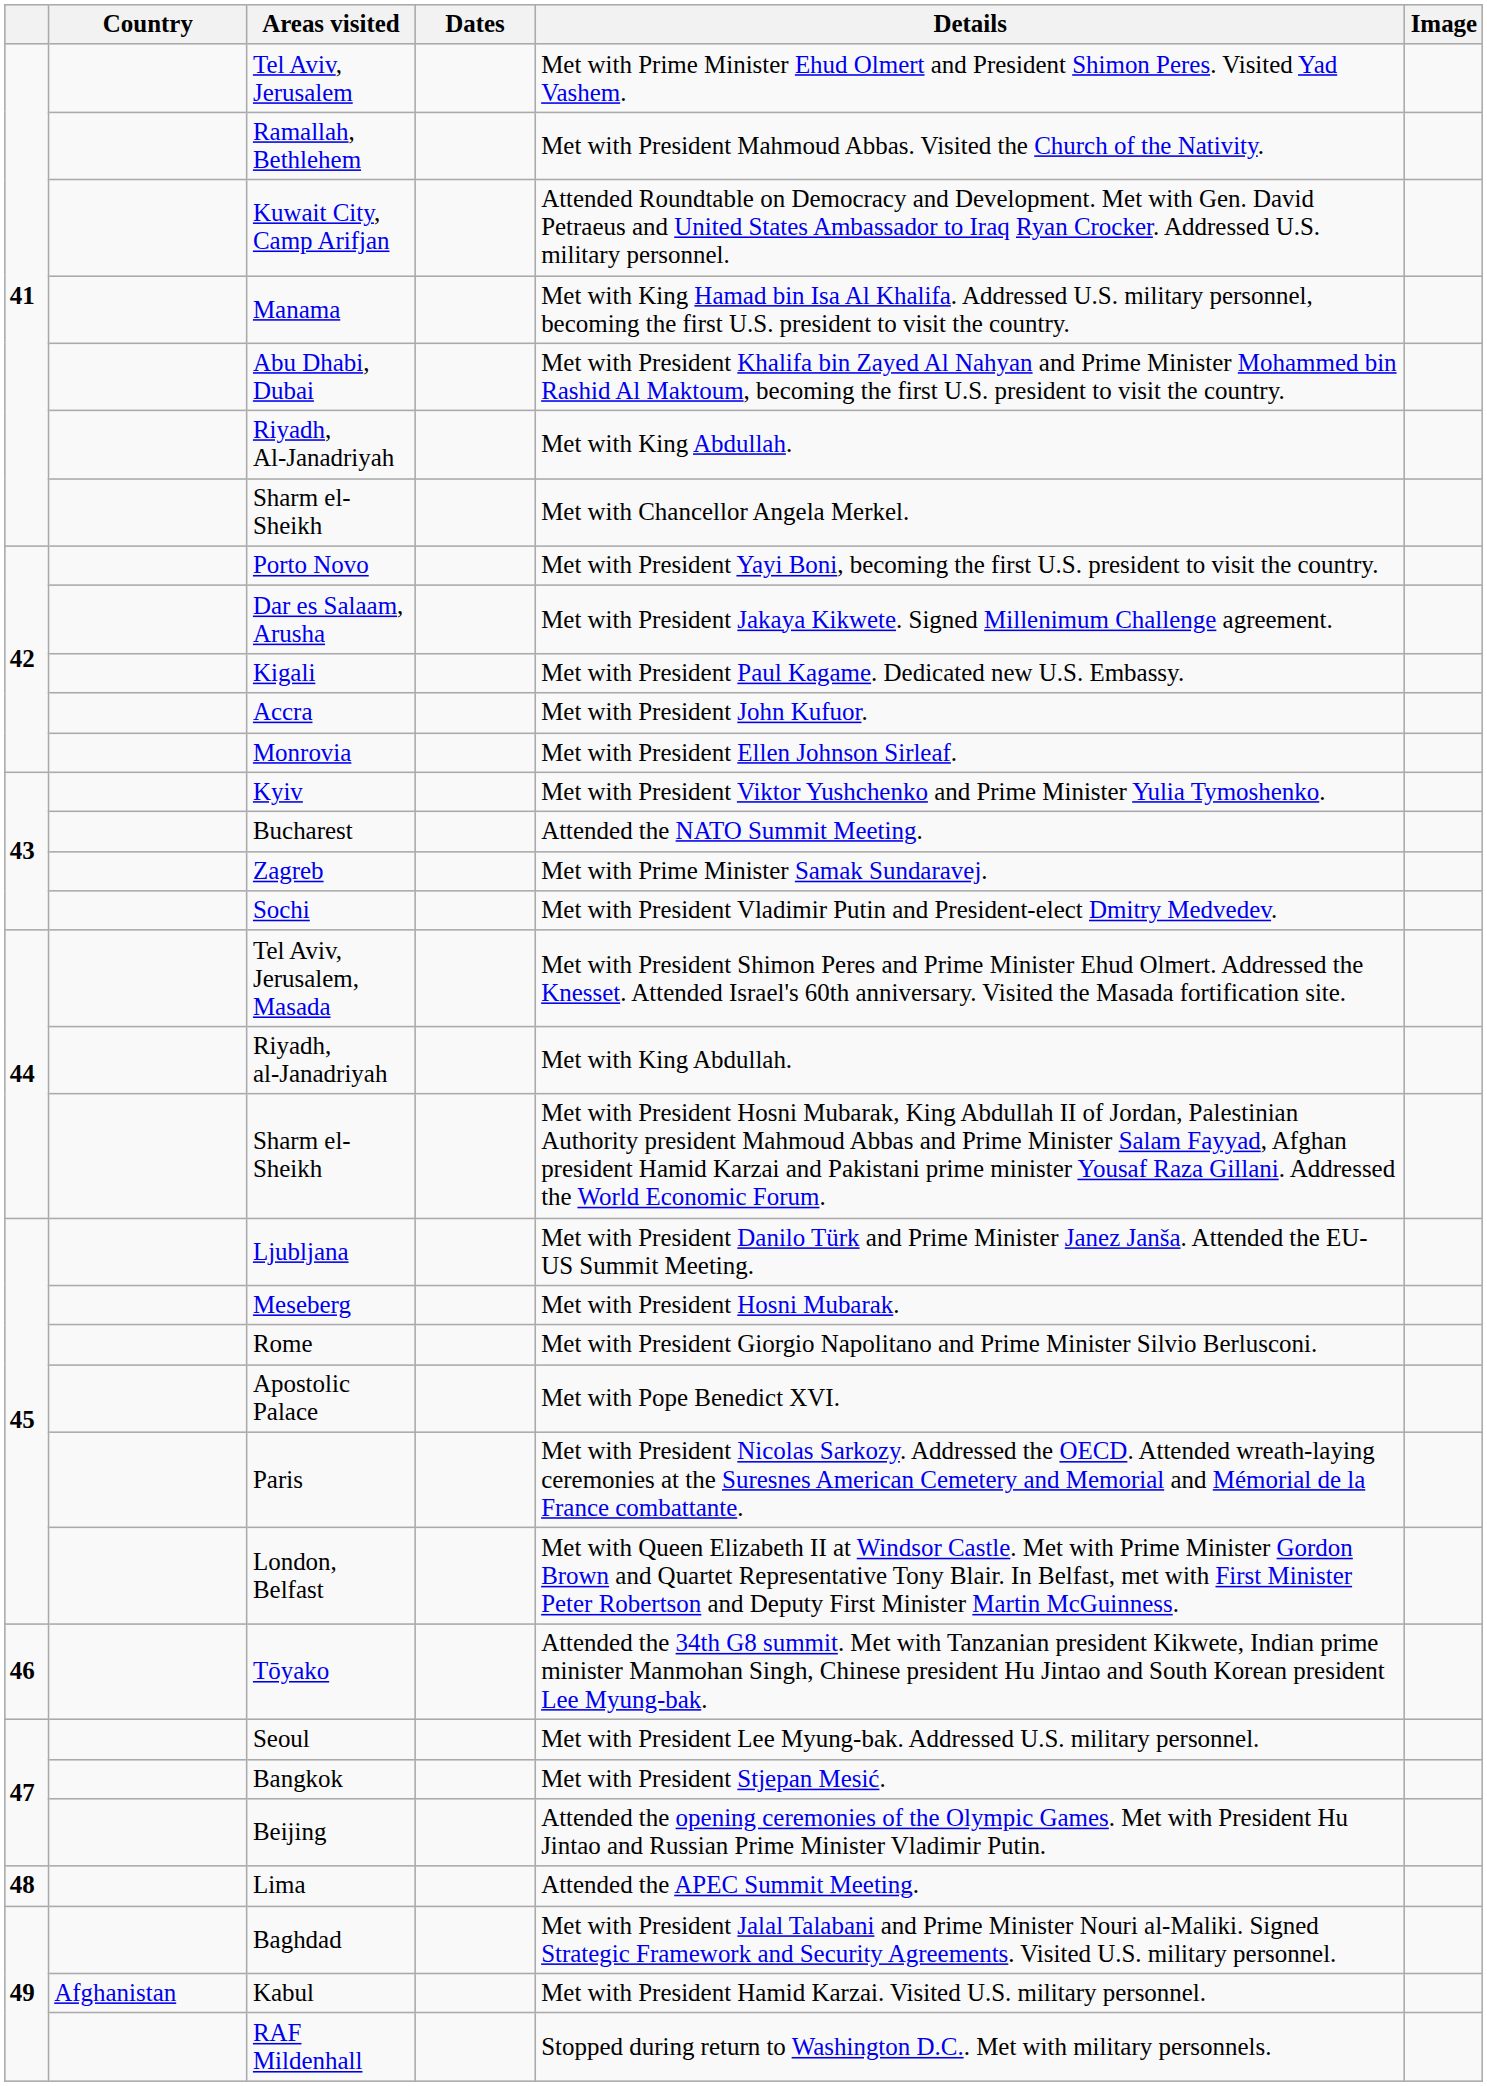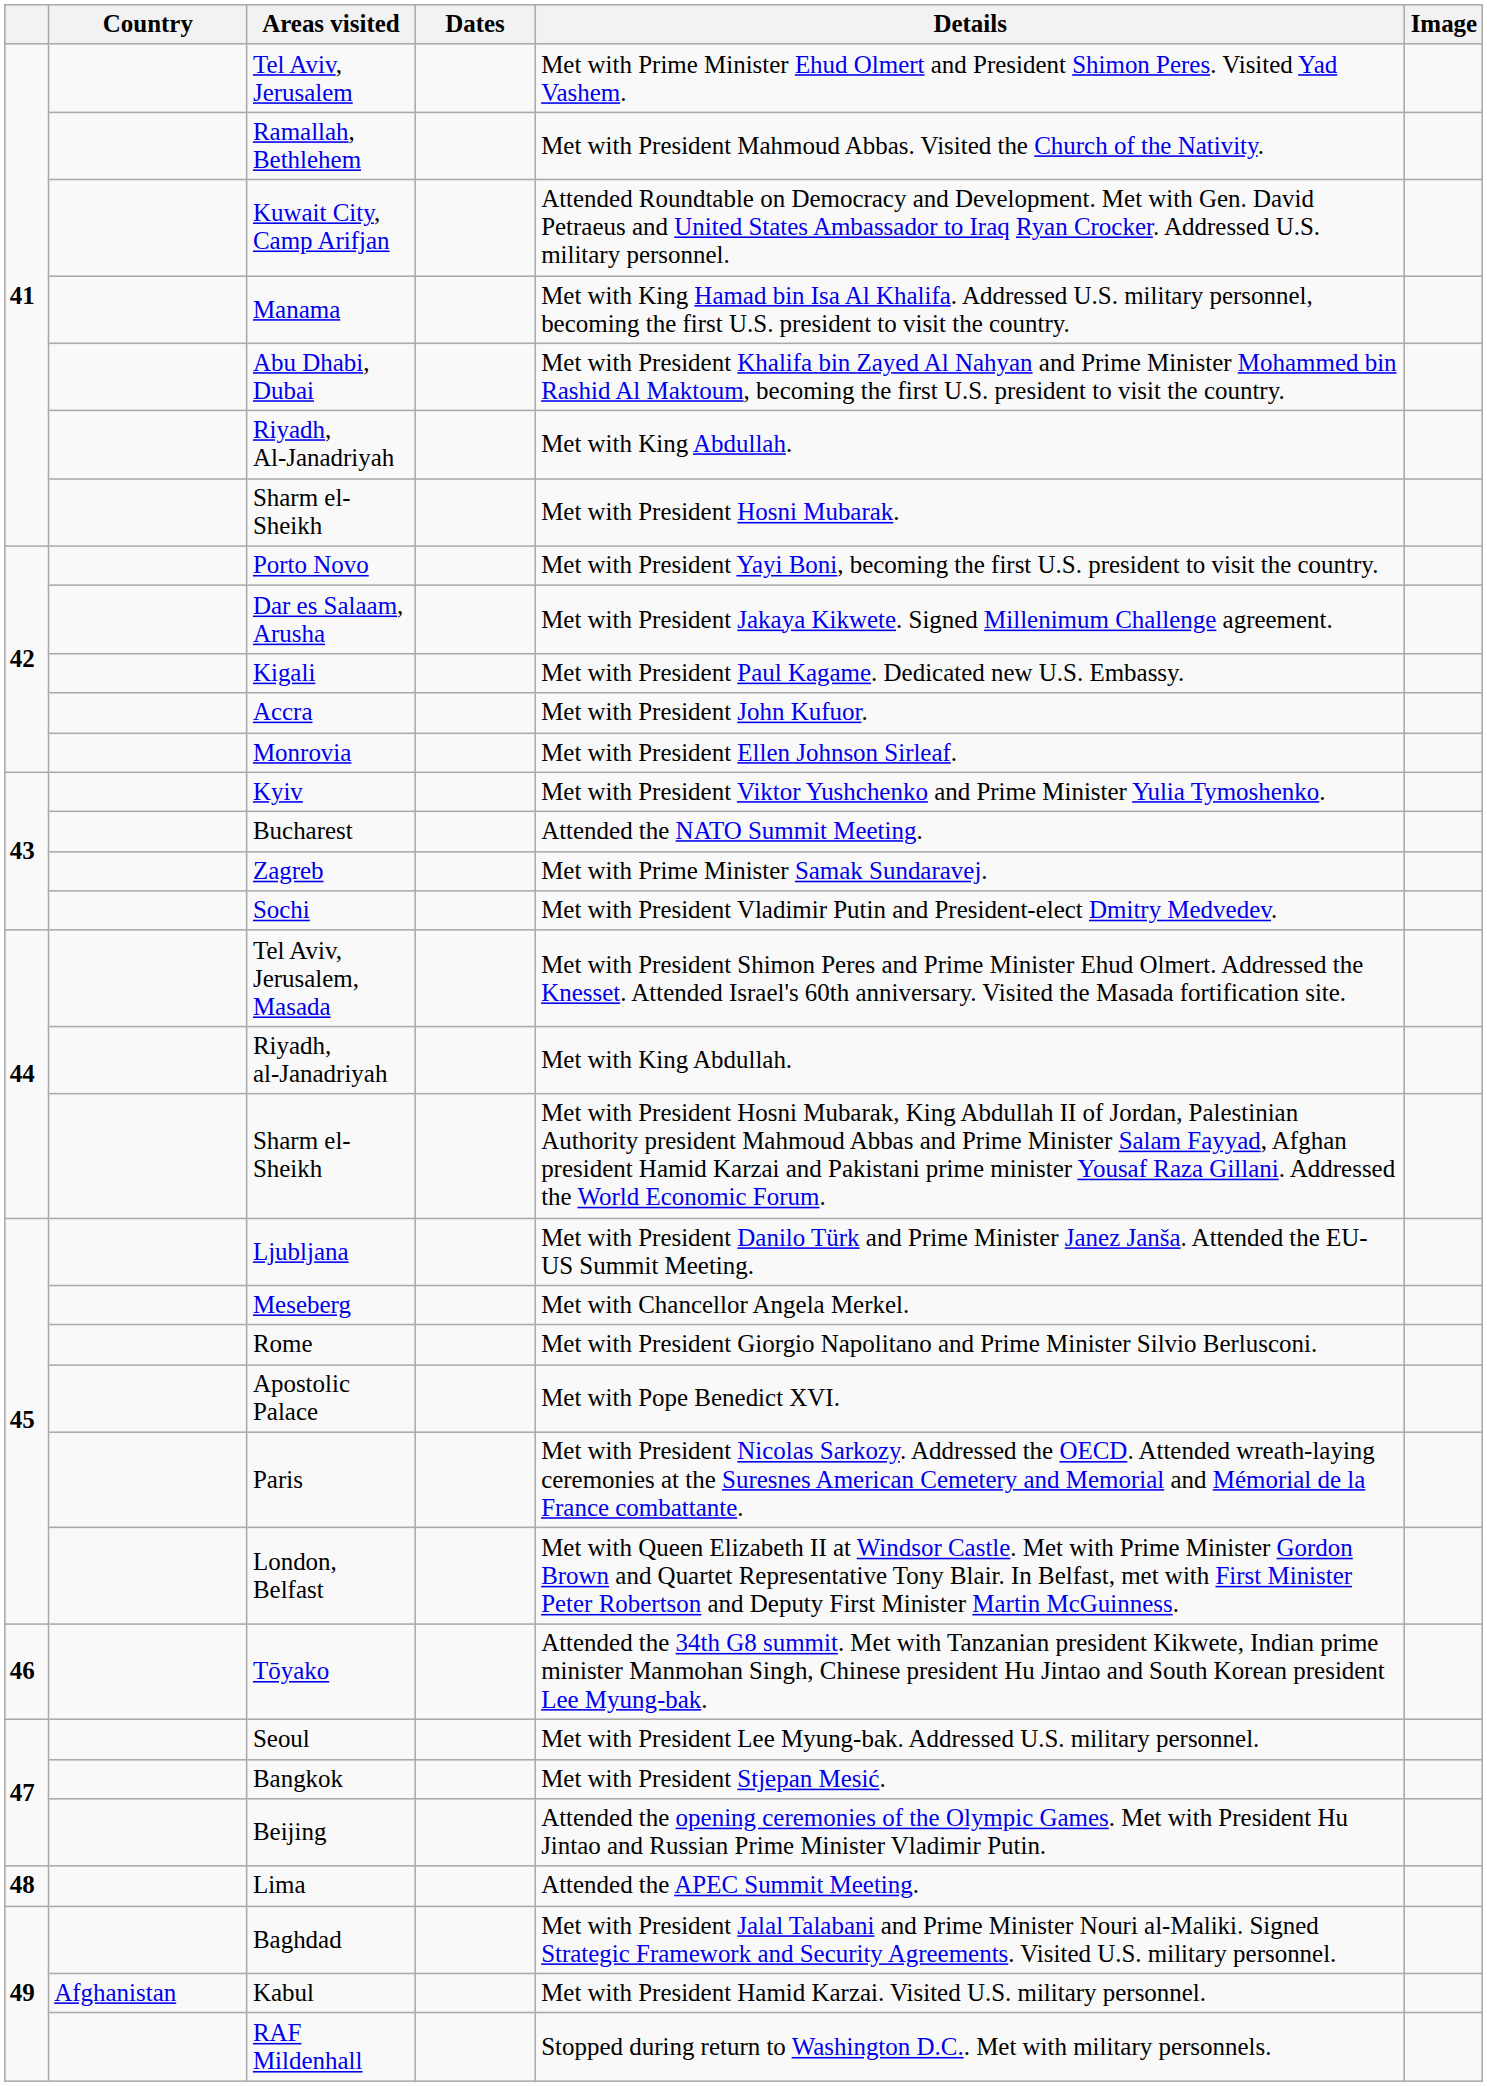(725, 511) Met with Chancellor Angela Merkel. -> (720, 511) Met with President Hosni Mubarak.
(720, 1304) Met with President Hosni Mubarak. -> (725, 1304) Met with Chancellor Angela Merkel.
